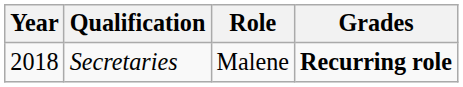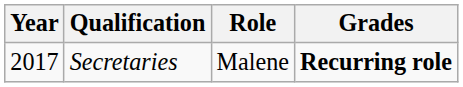(34, 61) 2018 -> (34, 61) 2017
